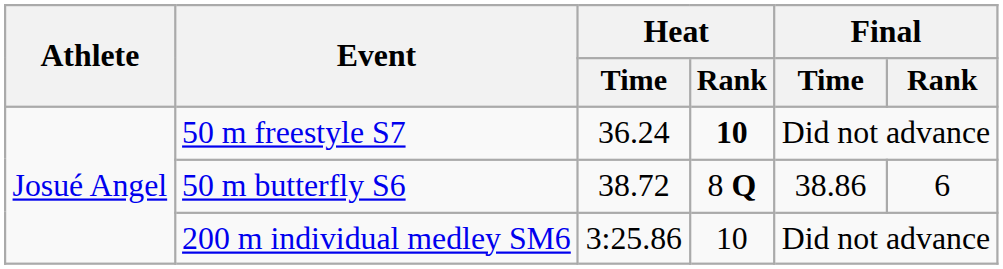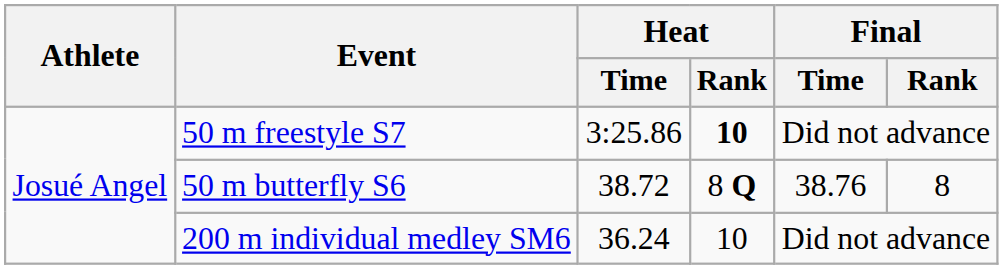(634, 133) 36.24 -> (634, 133) 3:25.86
(831, 185) 38.86 -> (831, 185) 38.76
(942, 185) 6 -> (942, 185) 8
(634, 238) 3:25.86 -> (634, 238) 36.24
